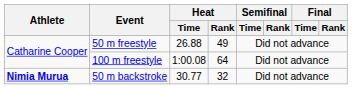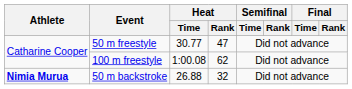(189, 44) 26.88 -> (189, 44) 30.77
(223, 44) 49 -> (223, 44) 47
(223, 60) 64 -> (223, 60) 62
(189, 77) 30.77 -> (189, 77) 26.88
